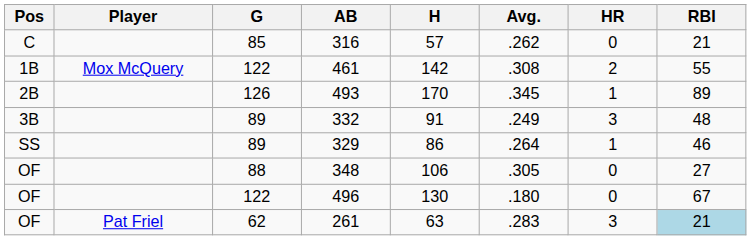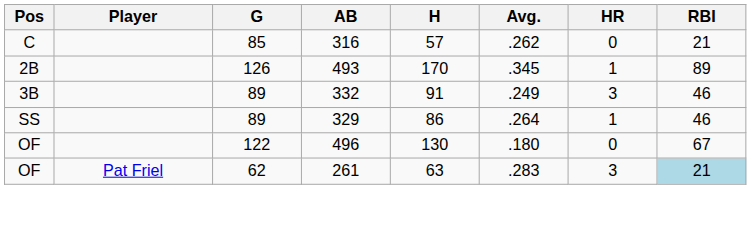- row: (346, 68)
(702, 119) 48 -> (702, 94) 46
- row: (346, 171)
